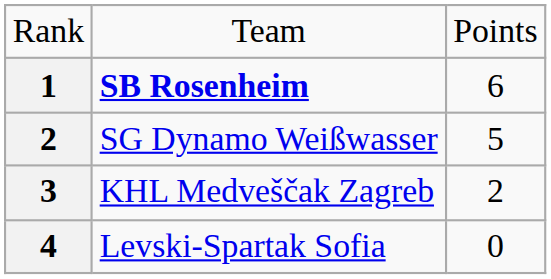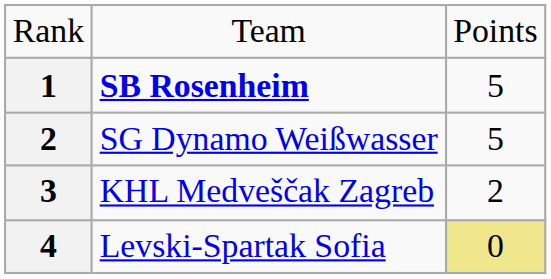(495, 84) 6 -> (495, 84) 5
(495, 245) no background -> (495, 245) khaki background
